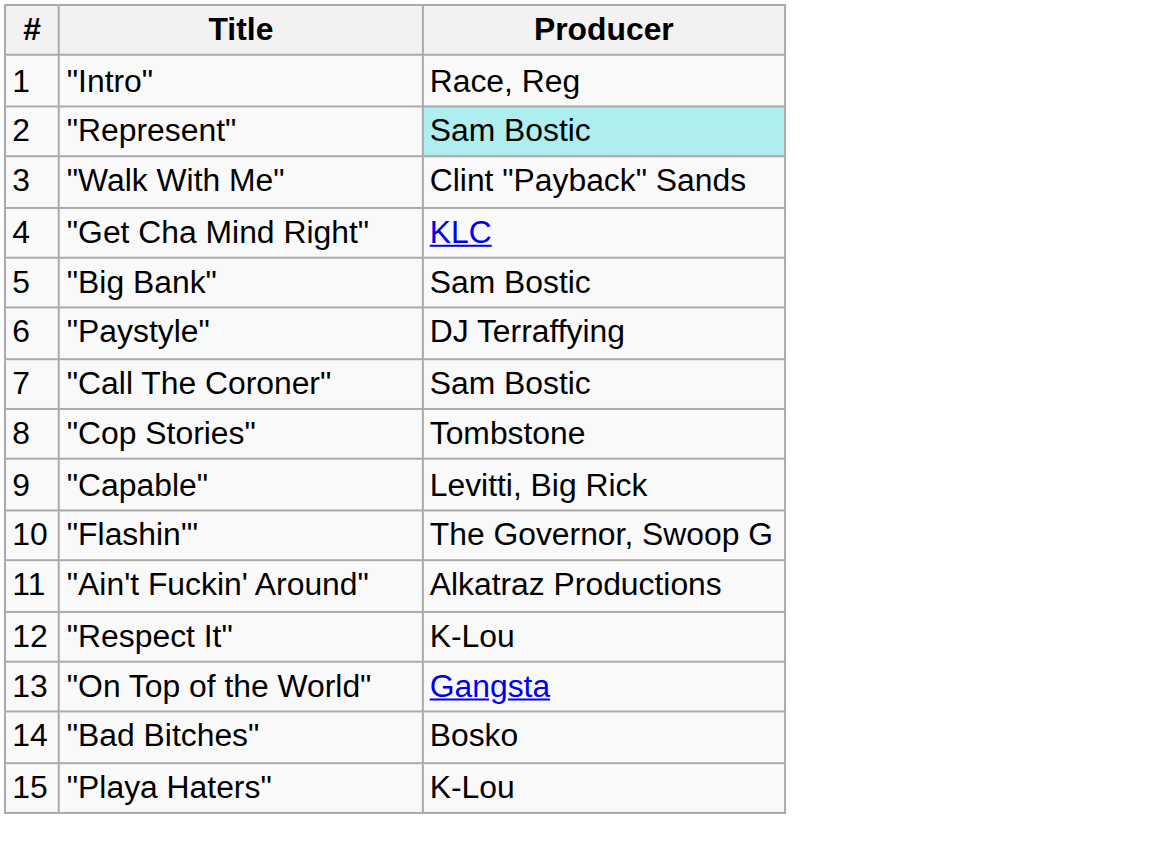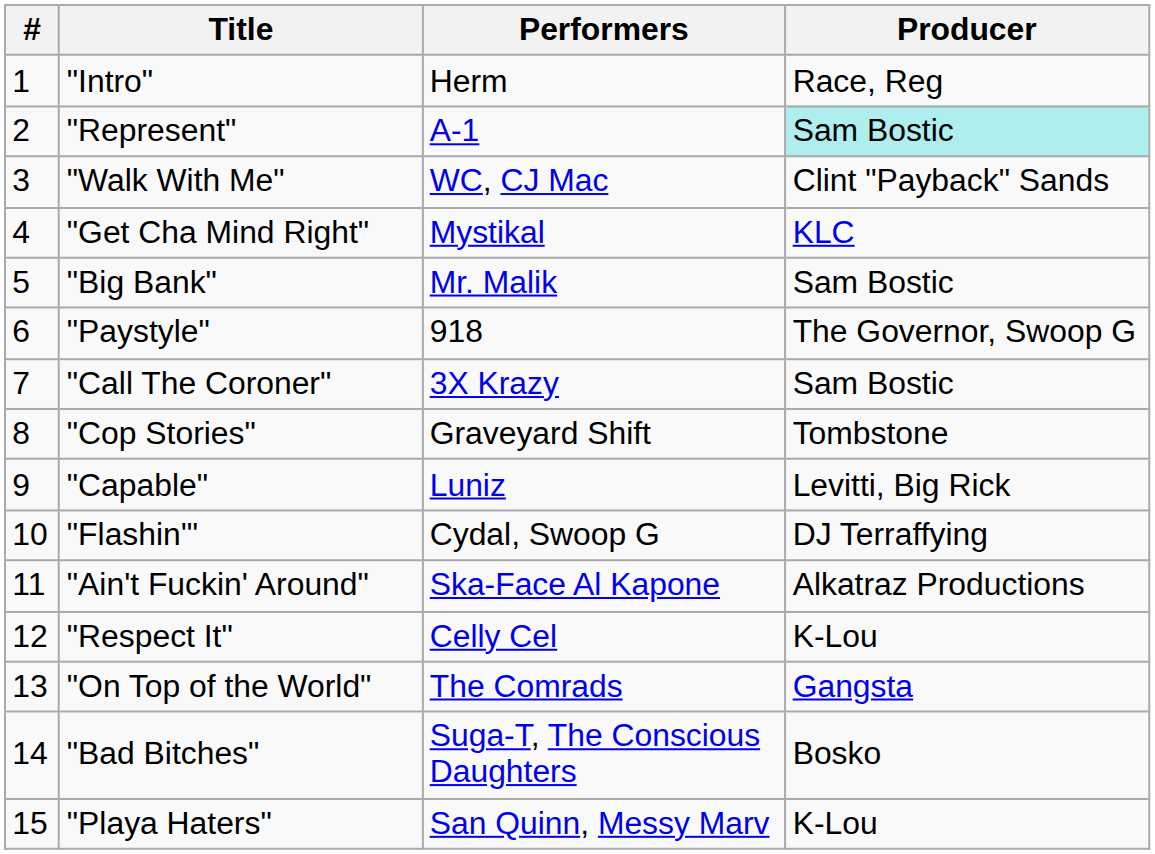+ column: (604, 29)
(527, 332) DJ Terraffying -> (964, 332) The Governor, Swoop G
(601, 534) The Governor, Swoop G -> (890, 534) DJ Terraffying
